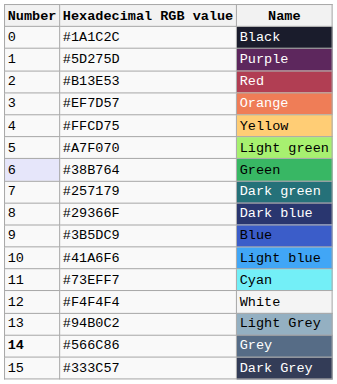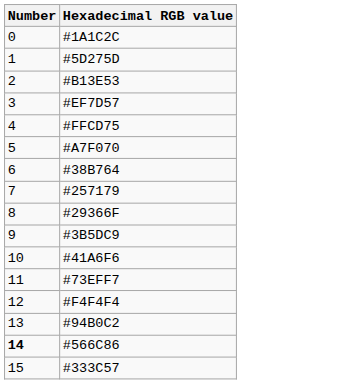- column: (284, 16)
(12, 170) lavender background -> (12, 170) no background
